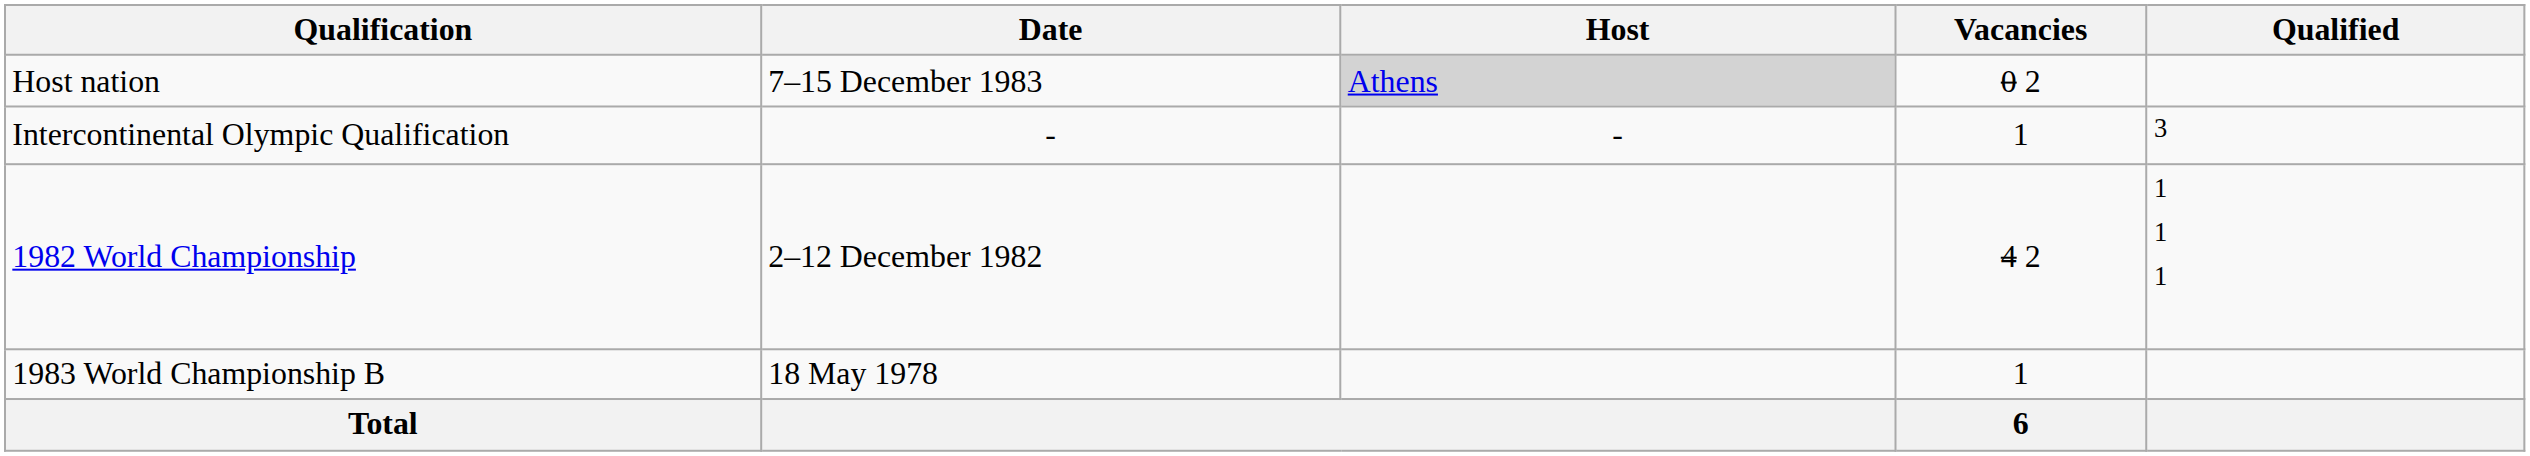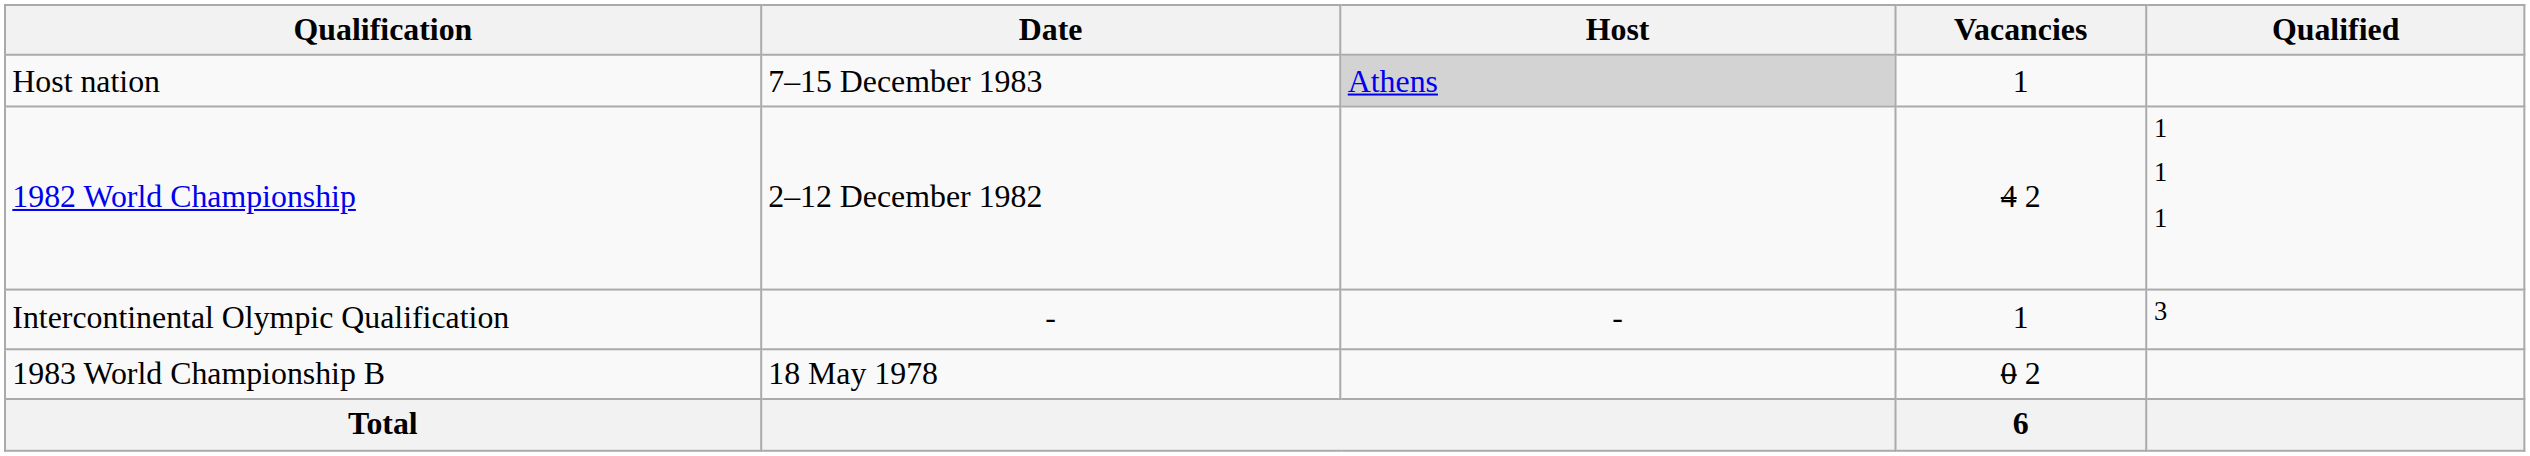(2021, 80) 0 2 -> (2021, 80) 1
rows swapped: (184, 256) <-> (261, 135)
(2021, 373) 1 -> (2021, 373) 0 2
